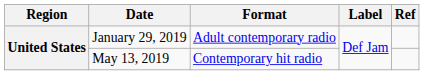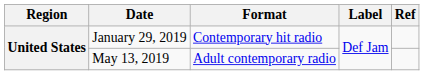(264, 37) Adult contemporary radio -> (258, 37) Contemporary hit radio
(258, 59) Contemporary hit radio -> (264, 59) Adult contemporary radio
